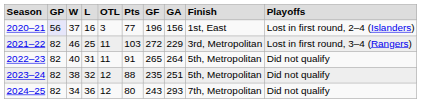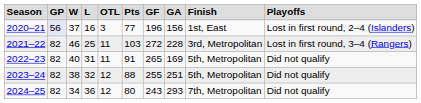(175, 43) 229 -> (175, 43) 228
(175, 59) 264 -> (175, 59) 169
(154, 75) 235 -> (154, 75) 255
